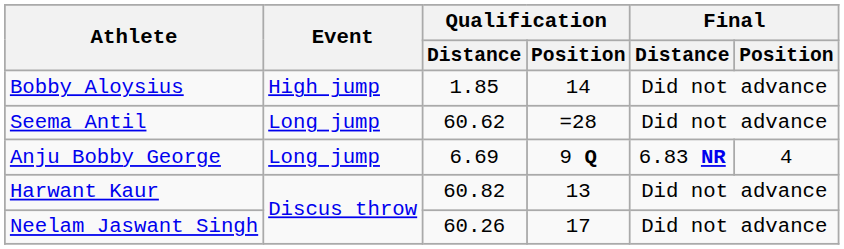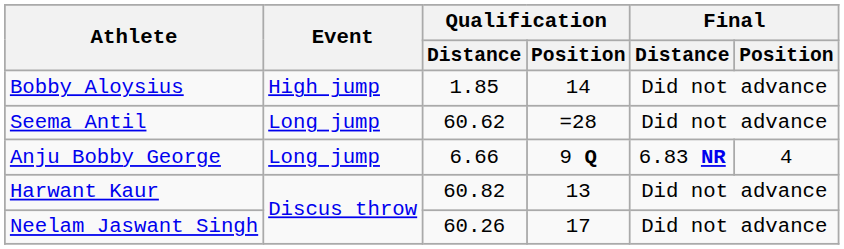(474, 157) 6.69 -> (474, 157) 6.66
